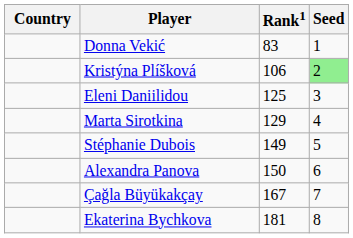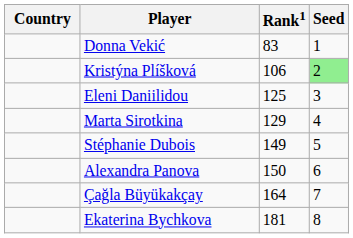(274, 195) 167 -> (274, 195) 164
